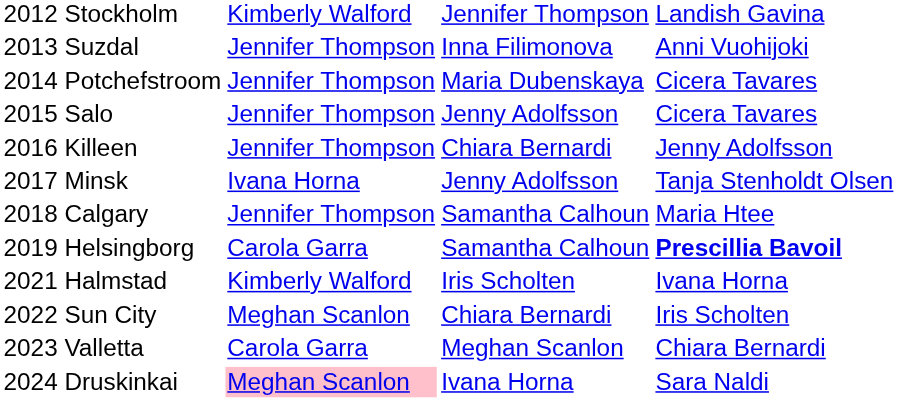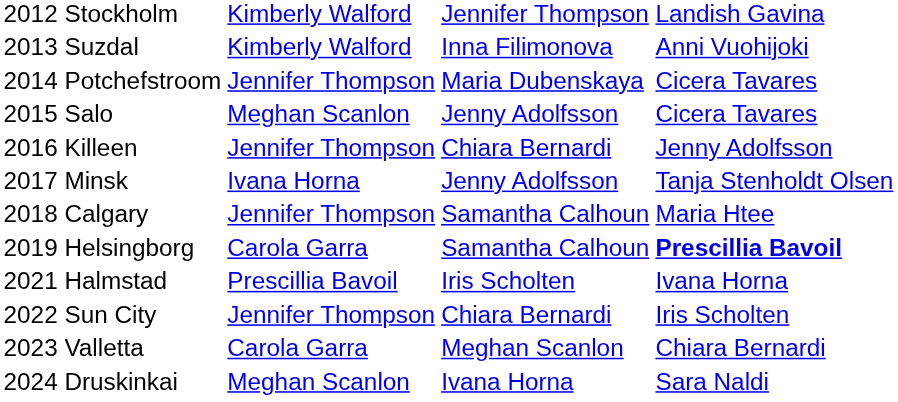(331, 47) Jennifer Thompson -> (319, 47) Kimberly Walford
(331, 114) Jennifer Thompson -> (319, 114) Meghan Scanlon
(319, 281) Kimberly Walford -> (312, 281) Prescillia Bavoil
(319, 314) Meghan Scanlon -> (331, 314) Jennifer Thompson
(319, 381) pink background -> (319, 381) no background
